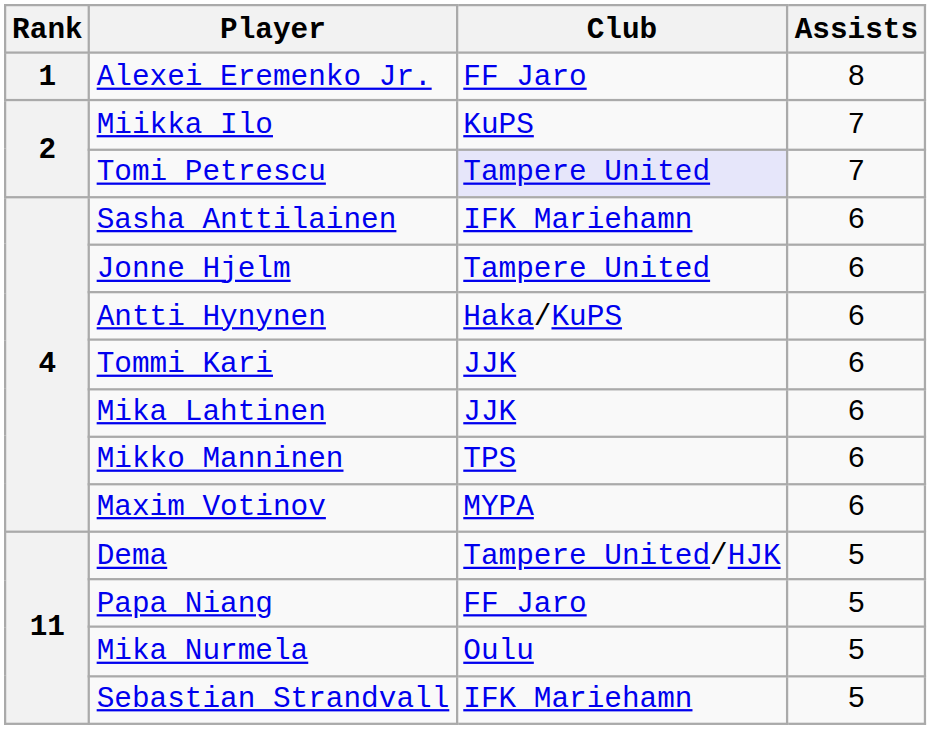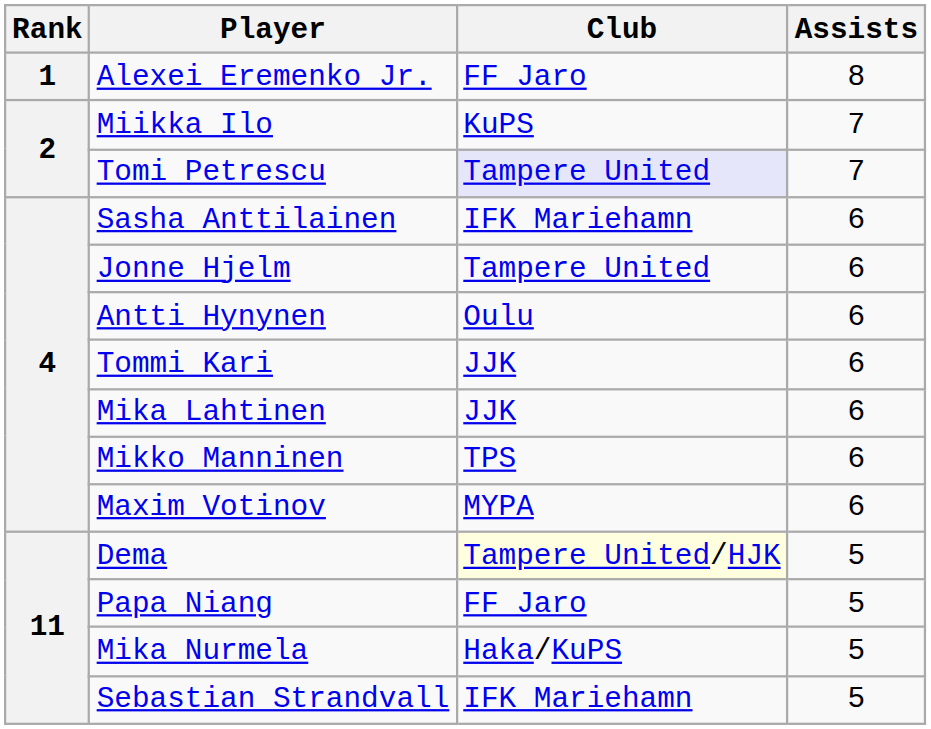(543, 316) Haka/KuPS -> (499, 316) Oulu
(622, 556) no background -> (622, 556) lightyellow background
(499, 652) Oulu -> (543, 652) Haka/KuPS
